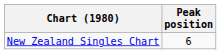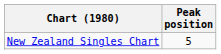(189, 41) 6 -> (189, 41) 5
